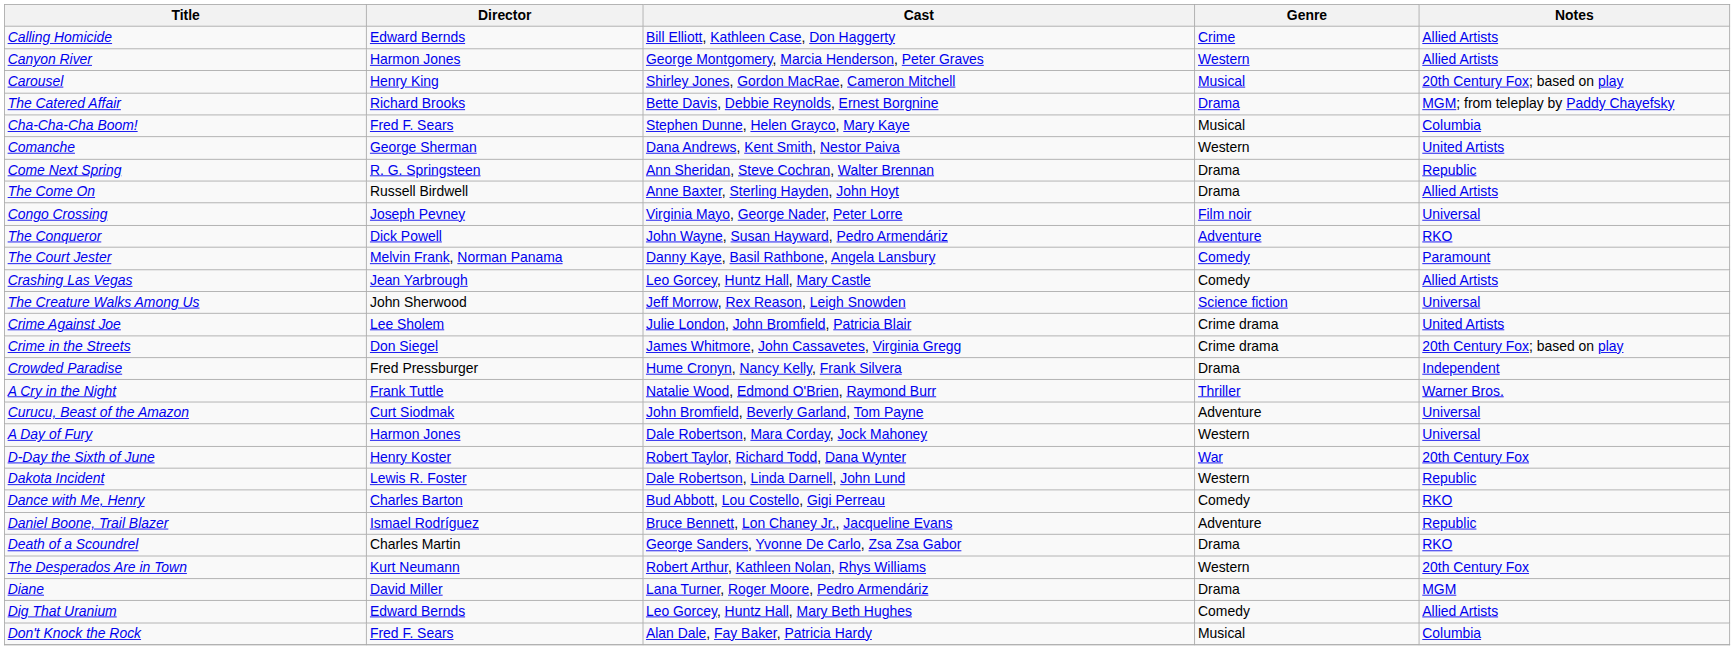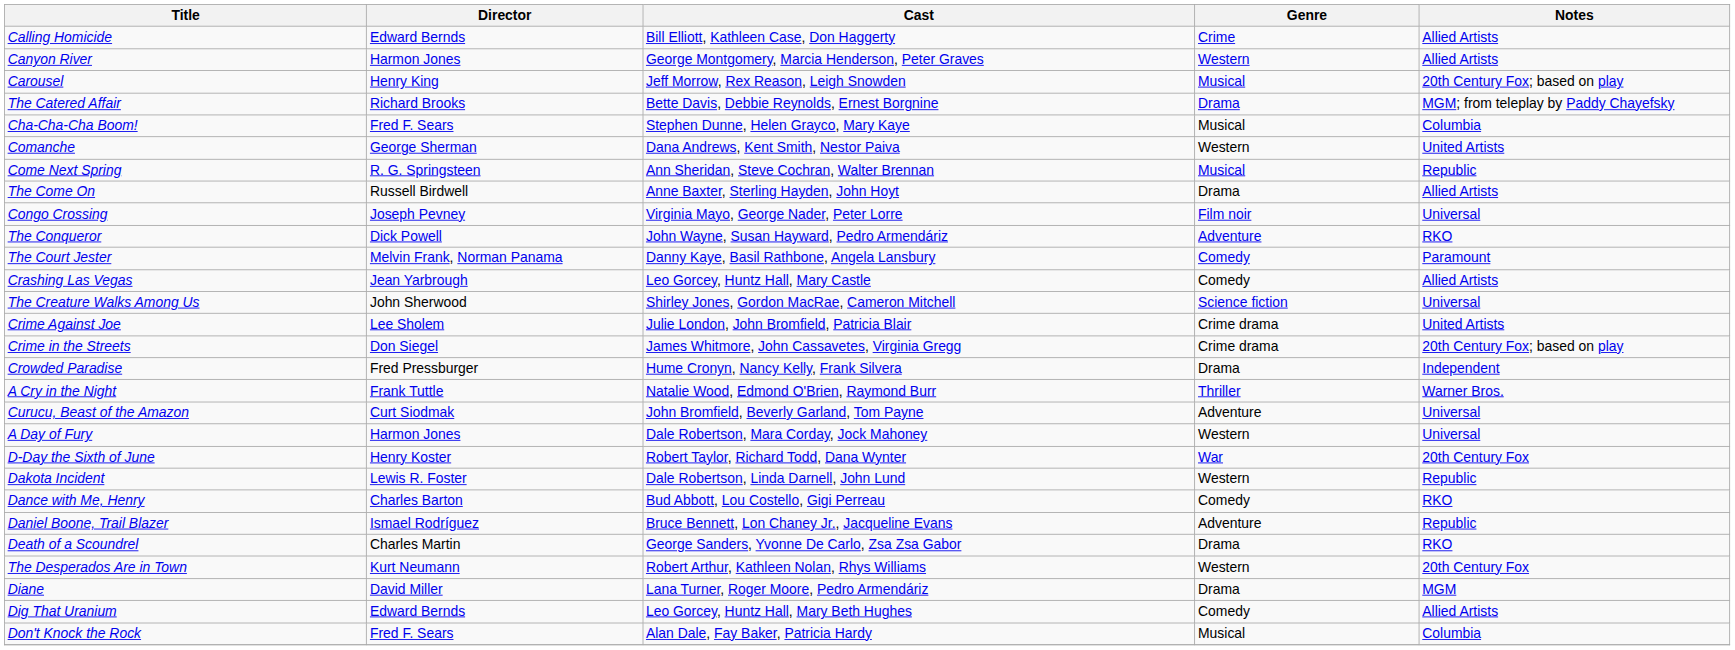(801, 81) Shirley Jones, Gordon MacRae, Cameron Mitchell -> (776, 81) Jeff Morrow, Rex Reason, Leigh Snowden
(1219, 170) Drama -> (1222, 170) Musical
(776, 302) Jeff Morrow, Rex Reason, Leigh Snowden -> (801, 302) Shirley Jones, Gordon MacRae, Cameron Mitchell
